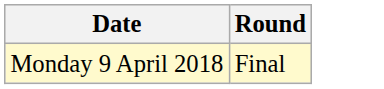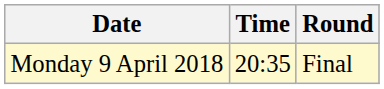+ column: (263, 24)
